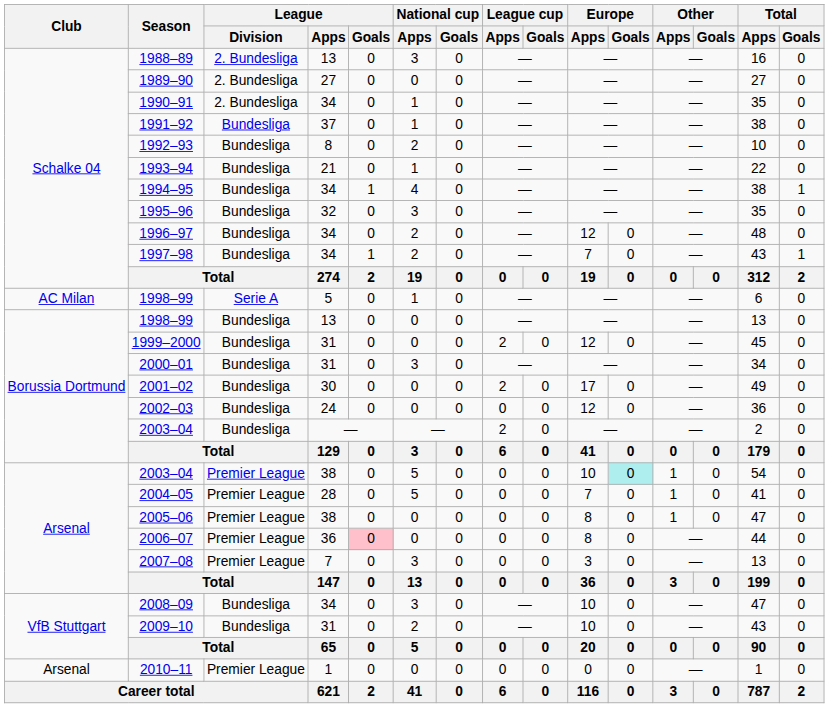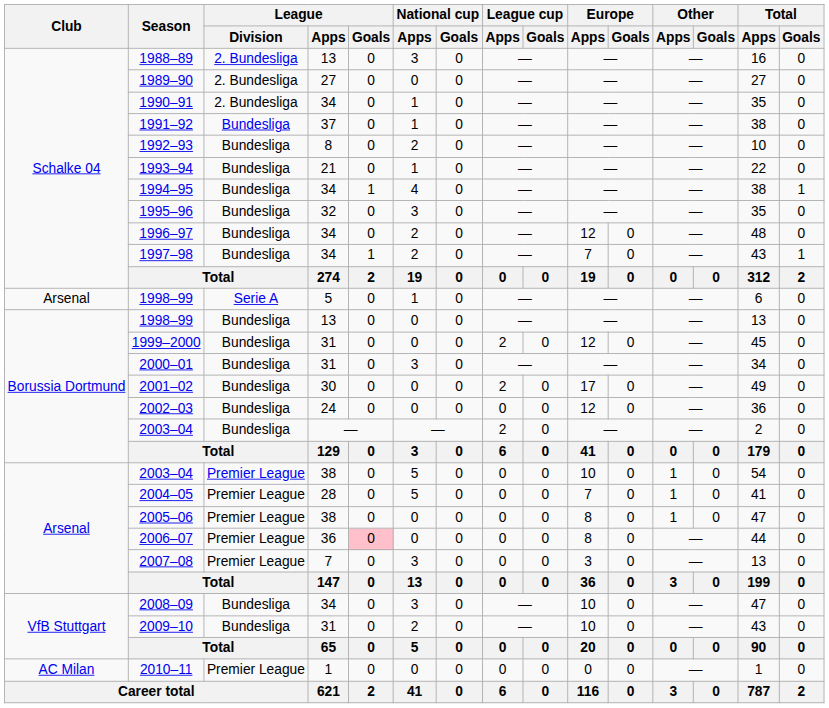(66, 299) AC Milan -> (66, 299) Arsenal
(631, 473) paleturquoise background -> (631, 473) no background
(66, 670) Arsenal -> (66, 670) AC Milan
